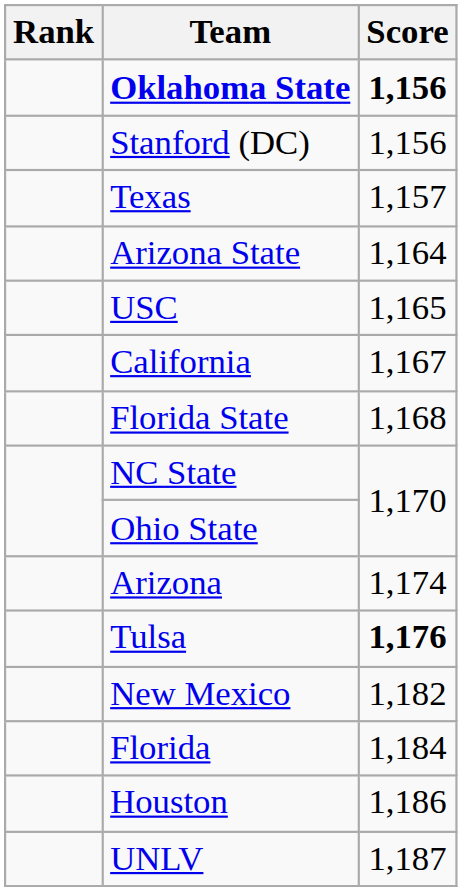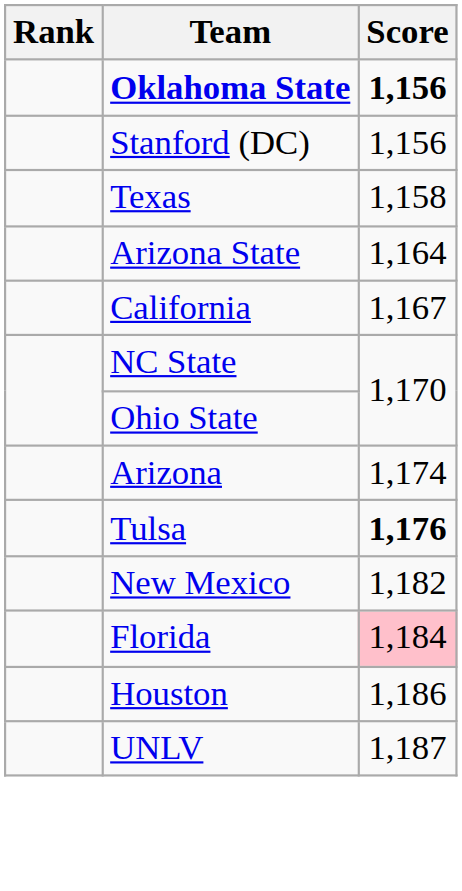(407, 197) 1,157 -> (407, 197) 1,158
- row: (144, 307)
- row: (199, 417)
(407, 747) no background -> (407, 637) pink background
